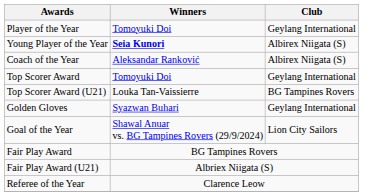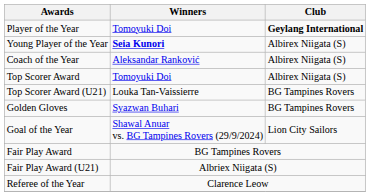(312, 28) normal -> (315, 28) bold
(312, 76) Geylang International -> (307, 76) Albirex Niigata (S)
(312, 108) Geylang International -> (311, 108) BG Tampines Rovers
